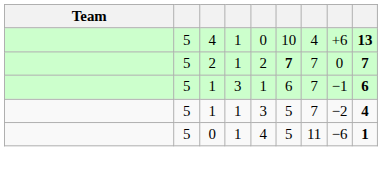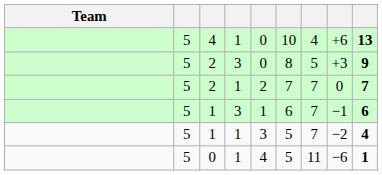+ row: (212, 63)
(289, 63) bold -> (289, 87) normal
